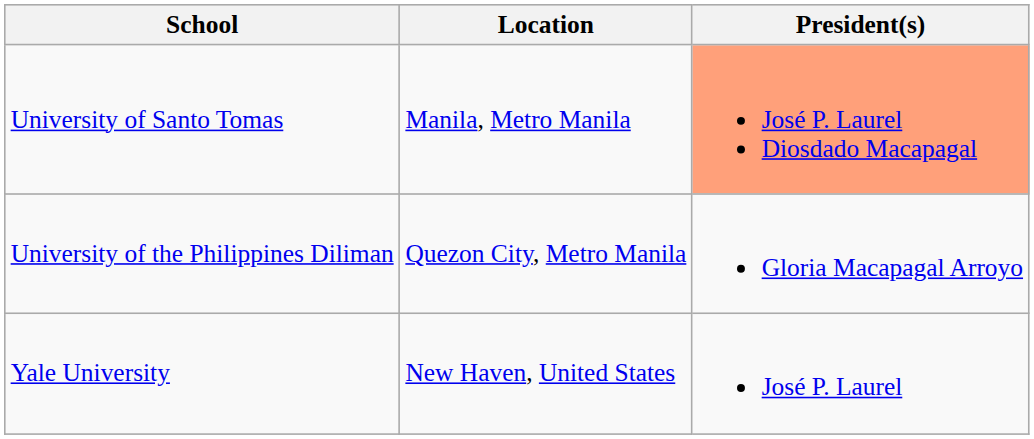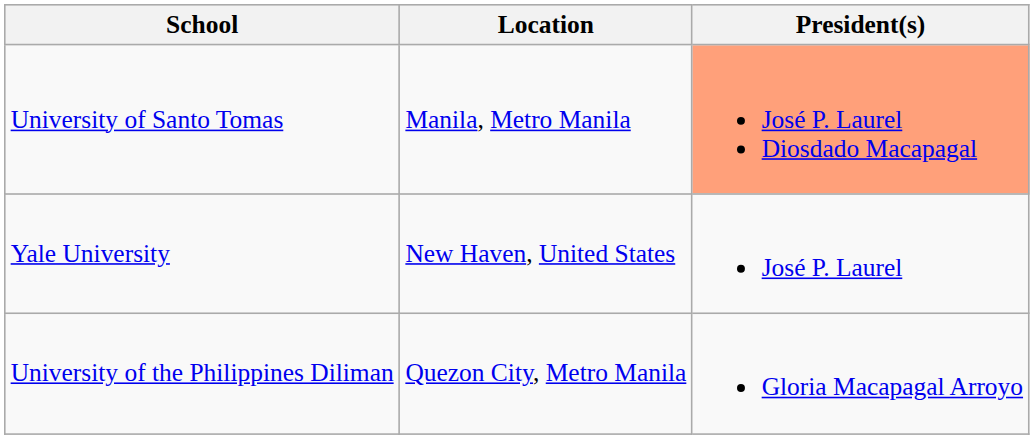rows swapped: (202, 253) <-> (90, 373)
